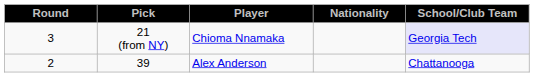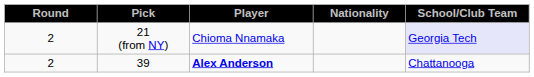(51, 38) 3 -> (51, 38) 2
(229, 63) normal -> (233, 63) bold
